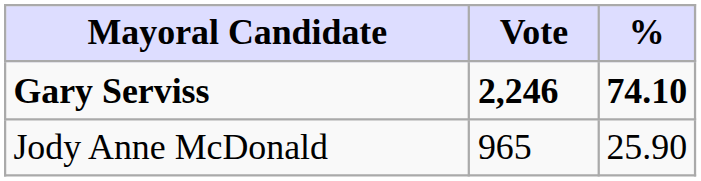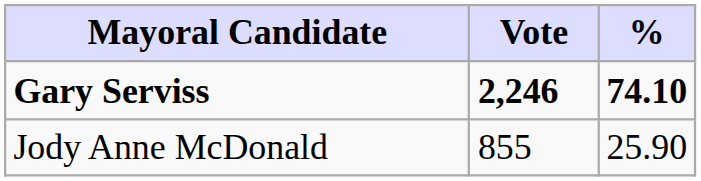(505, 146) 965 -> (505, 146) 855
